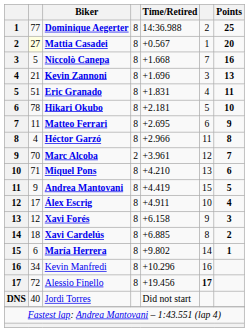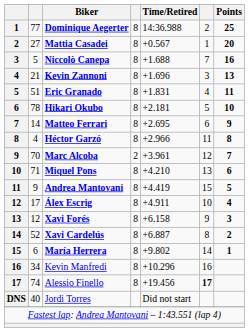(35, 43) lightyellow background -> (35, 43) no background
(156, 59) +1.668 -> (156, 59) +1.688
(35, 123) 11 -> (35, 123) 14
(35, 235) 18 -> (35, 235) 52
(156, 235) +6.885 -> (156, 235) +6.887
(35, 282) 72 -> (35, 282) 74
